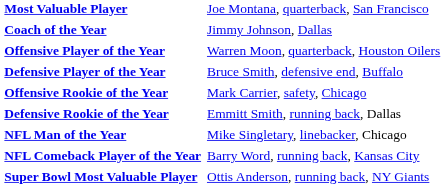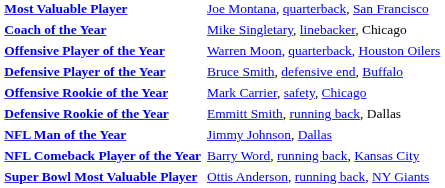(269, 30) Jimmy Johnson, Dallas -> (307, 30) Mike Singletary, linebacker, Chicago
(307, 134) Mike Singletary, linebacker, Chicago -> (269, 134) Jimmy Johnson, Dallas
